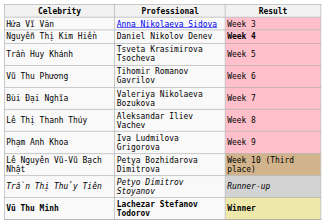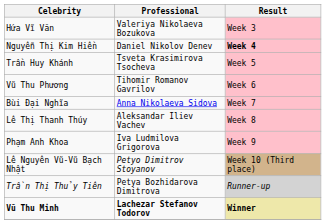(167, 24) Anna Nikolaeva Sidova -> (160, 28) Valeriya Nikolaeva Bozukova
(160, 98) Valeriya Nikolaeva Bozukova -> (167, 103) Anna Nikolaeva Sidova
(157, 164) Petya Bozhidarova Dimitrova -> (150, 164) Petyo Dimitrov Stoyanov
(150, 187) Petyo Dimitrov Stoyanov -> (157, 187) Petya Bozhidarova Dimitrova
